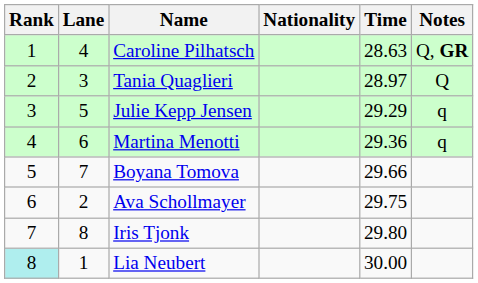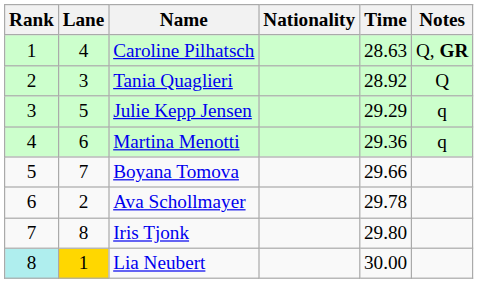(386, 80) 28.97 -> (386, 80) 28.92
(386, 202) 29.75 -> (386, 202) 29.78
(84, 263) no background -> (84, 263) gold background
